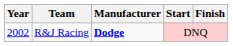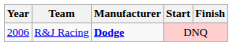(18, 32) 2002 -> (18, 32) 2006
